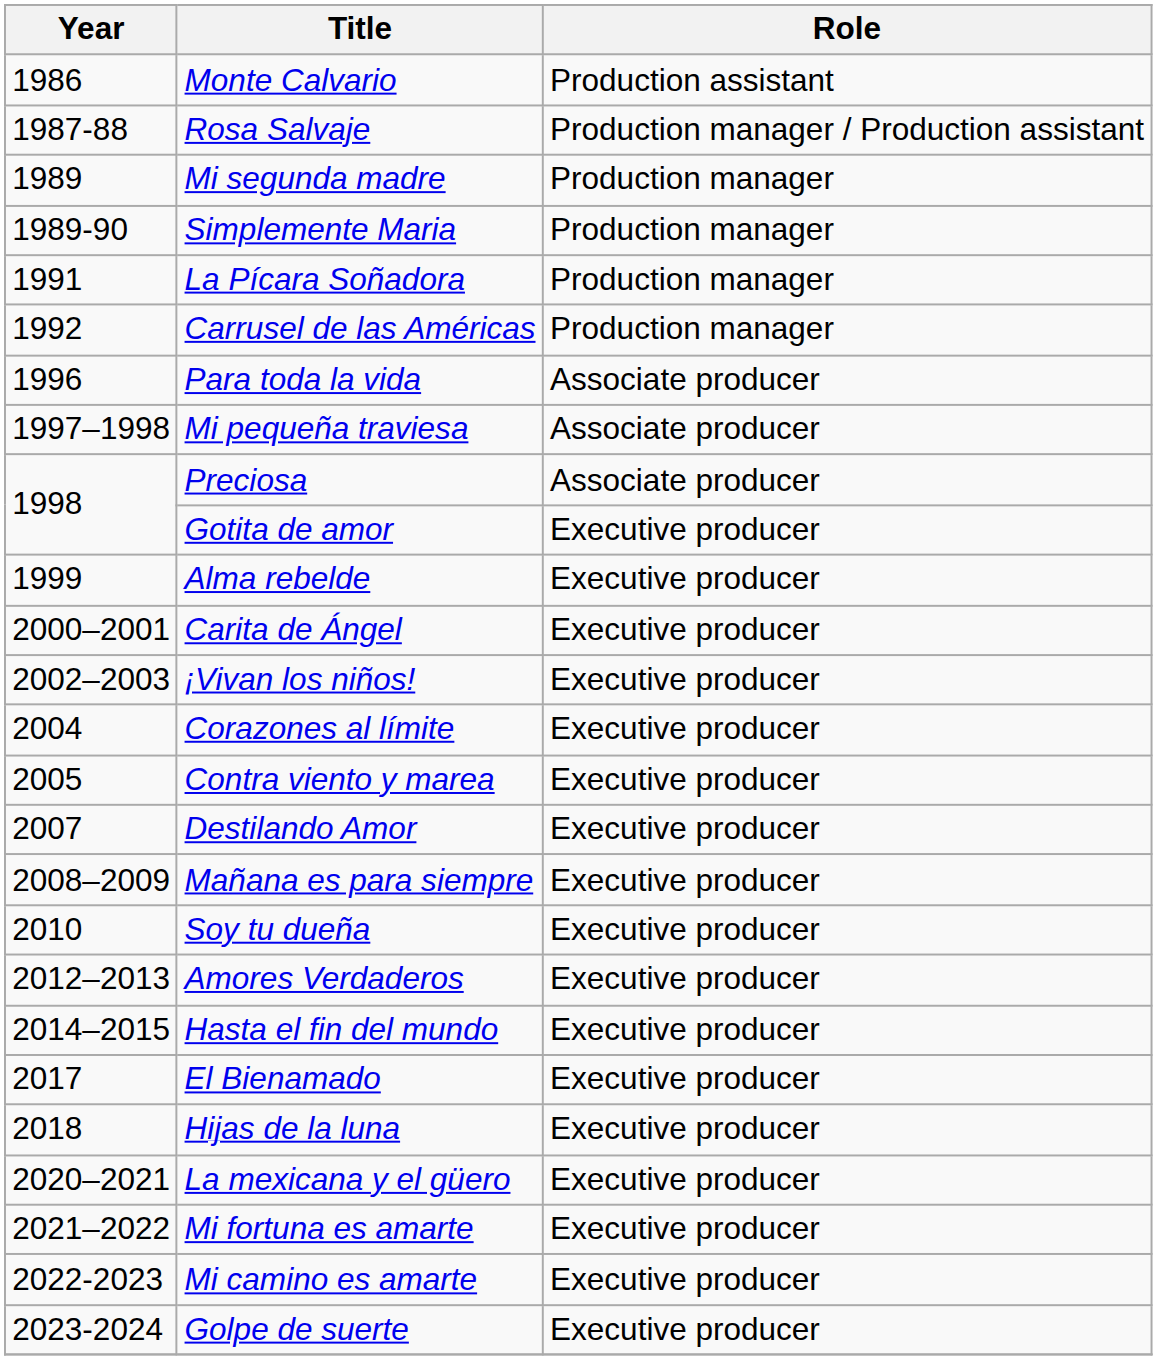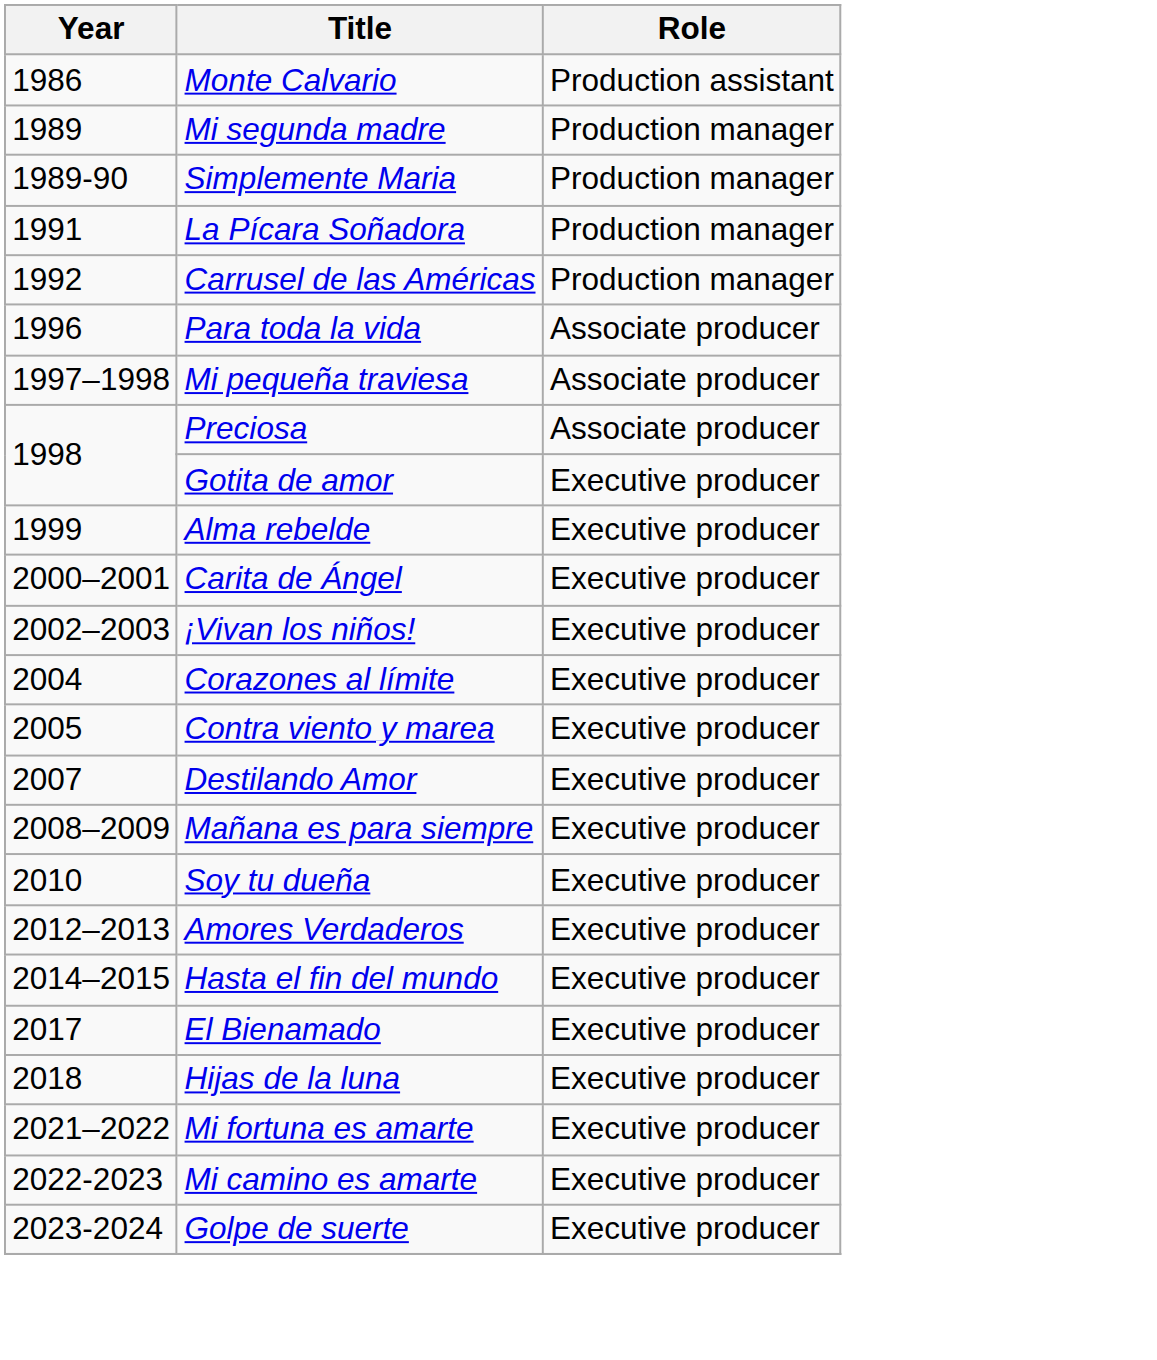- row: (277, 129)
- row: (348, 1179)
